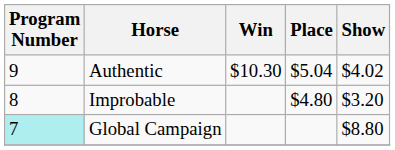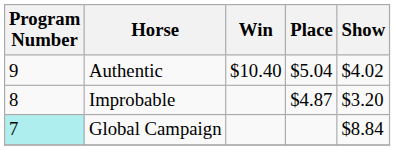(256, 70) $10.30 -> (256, 70) $10.40
(311, 99) $4.80 -> (311, 99) $4.87
(363, 129) $8.80 -> (363, 129) $8.84
